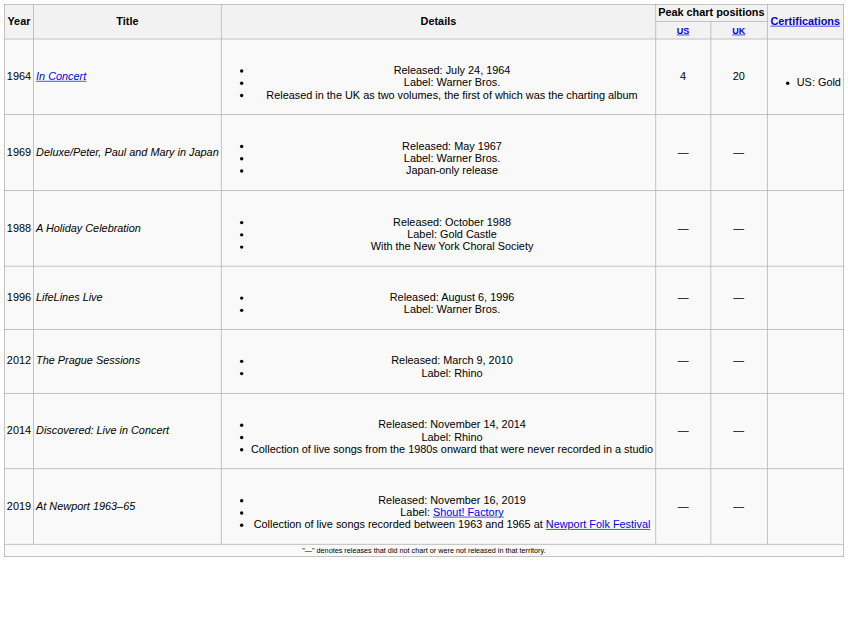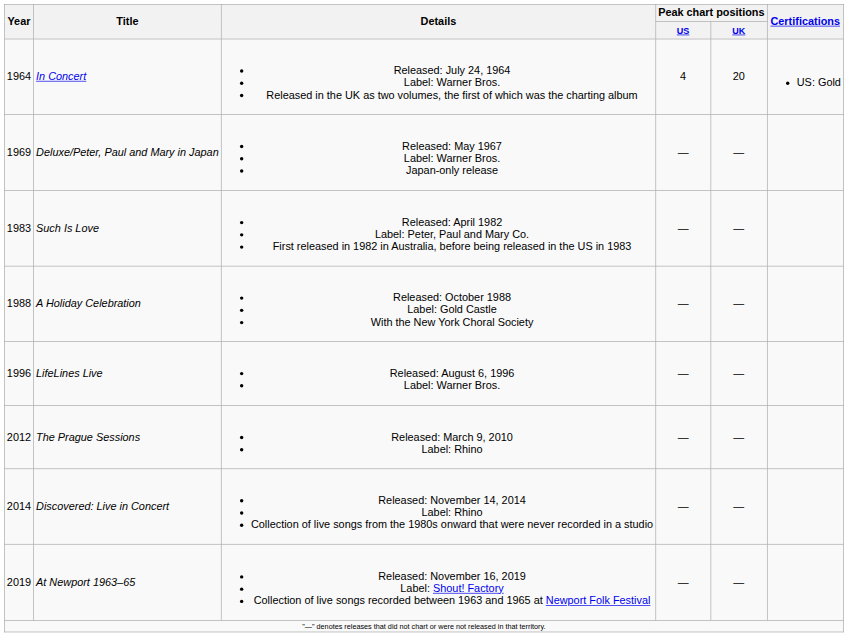+ row: (68, 228)
